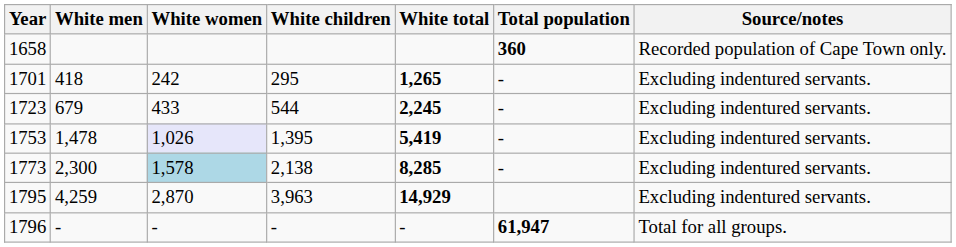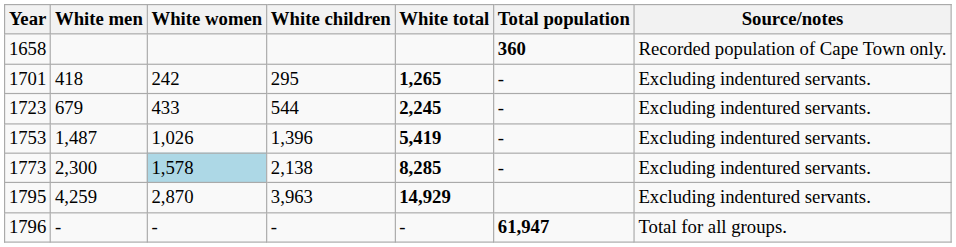(76, 138) 1,478 -> (76, 138) 1,487
(173, 138) lavender background -> (173, 138) no background
(292, 138) 1,395 -> (292, 138) 1,396
